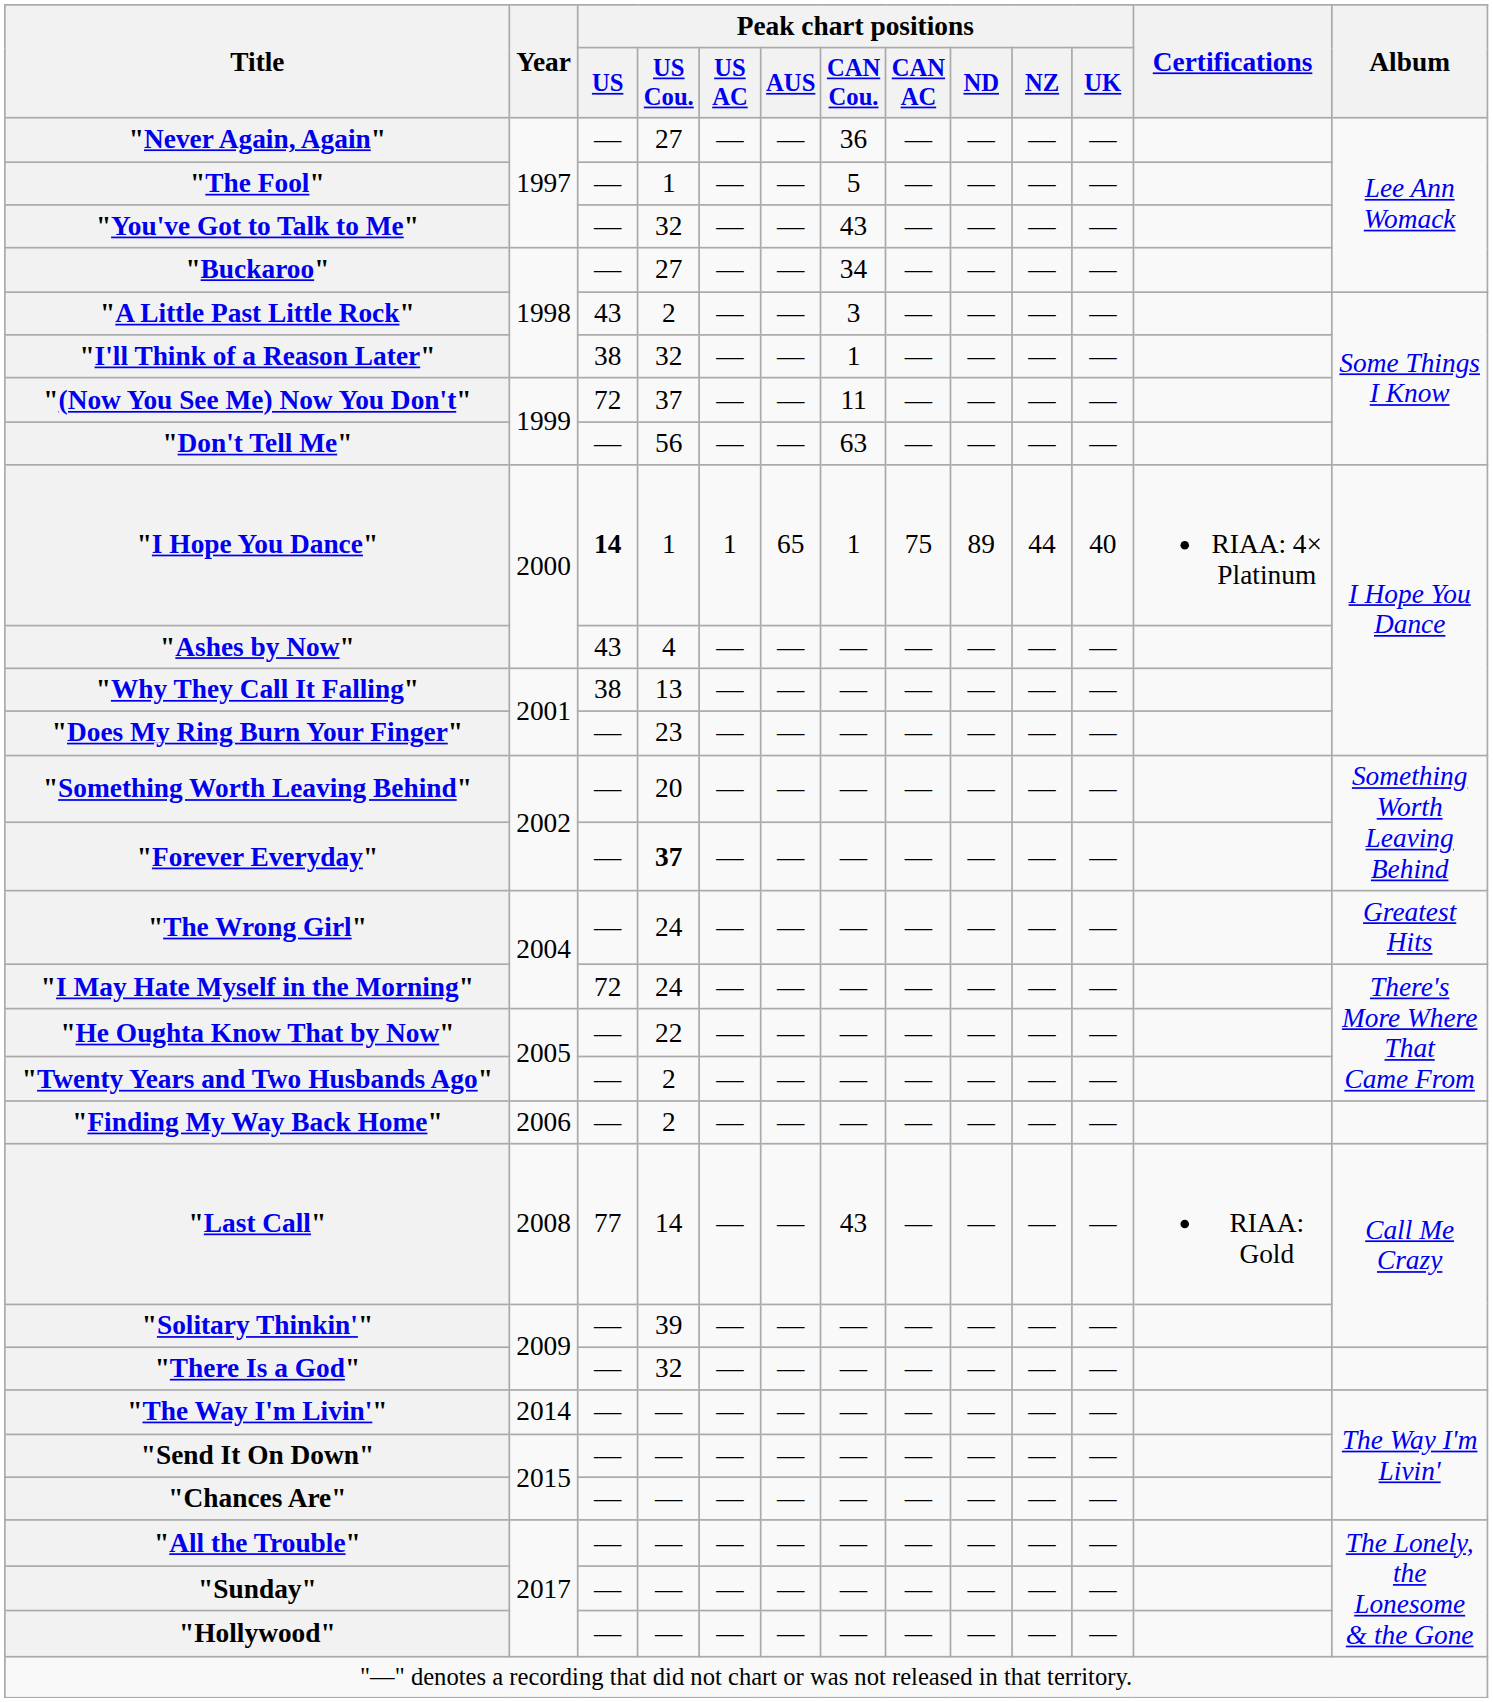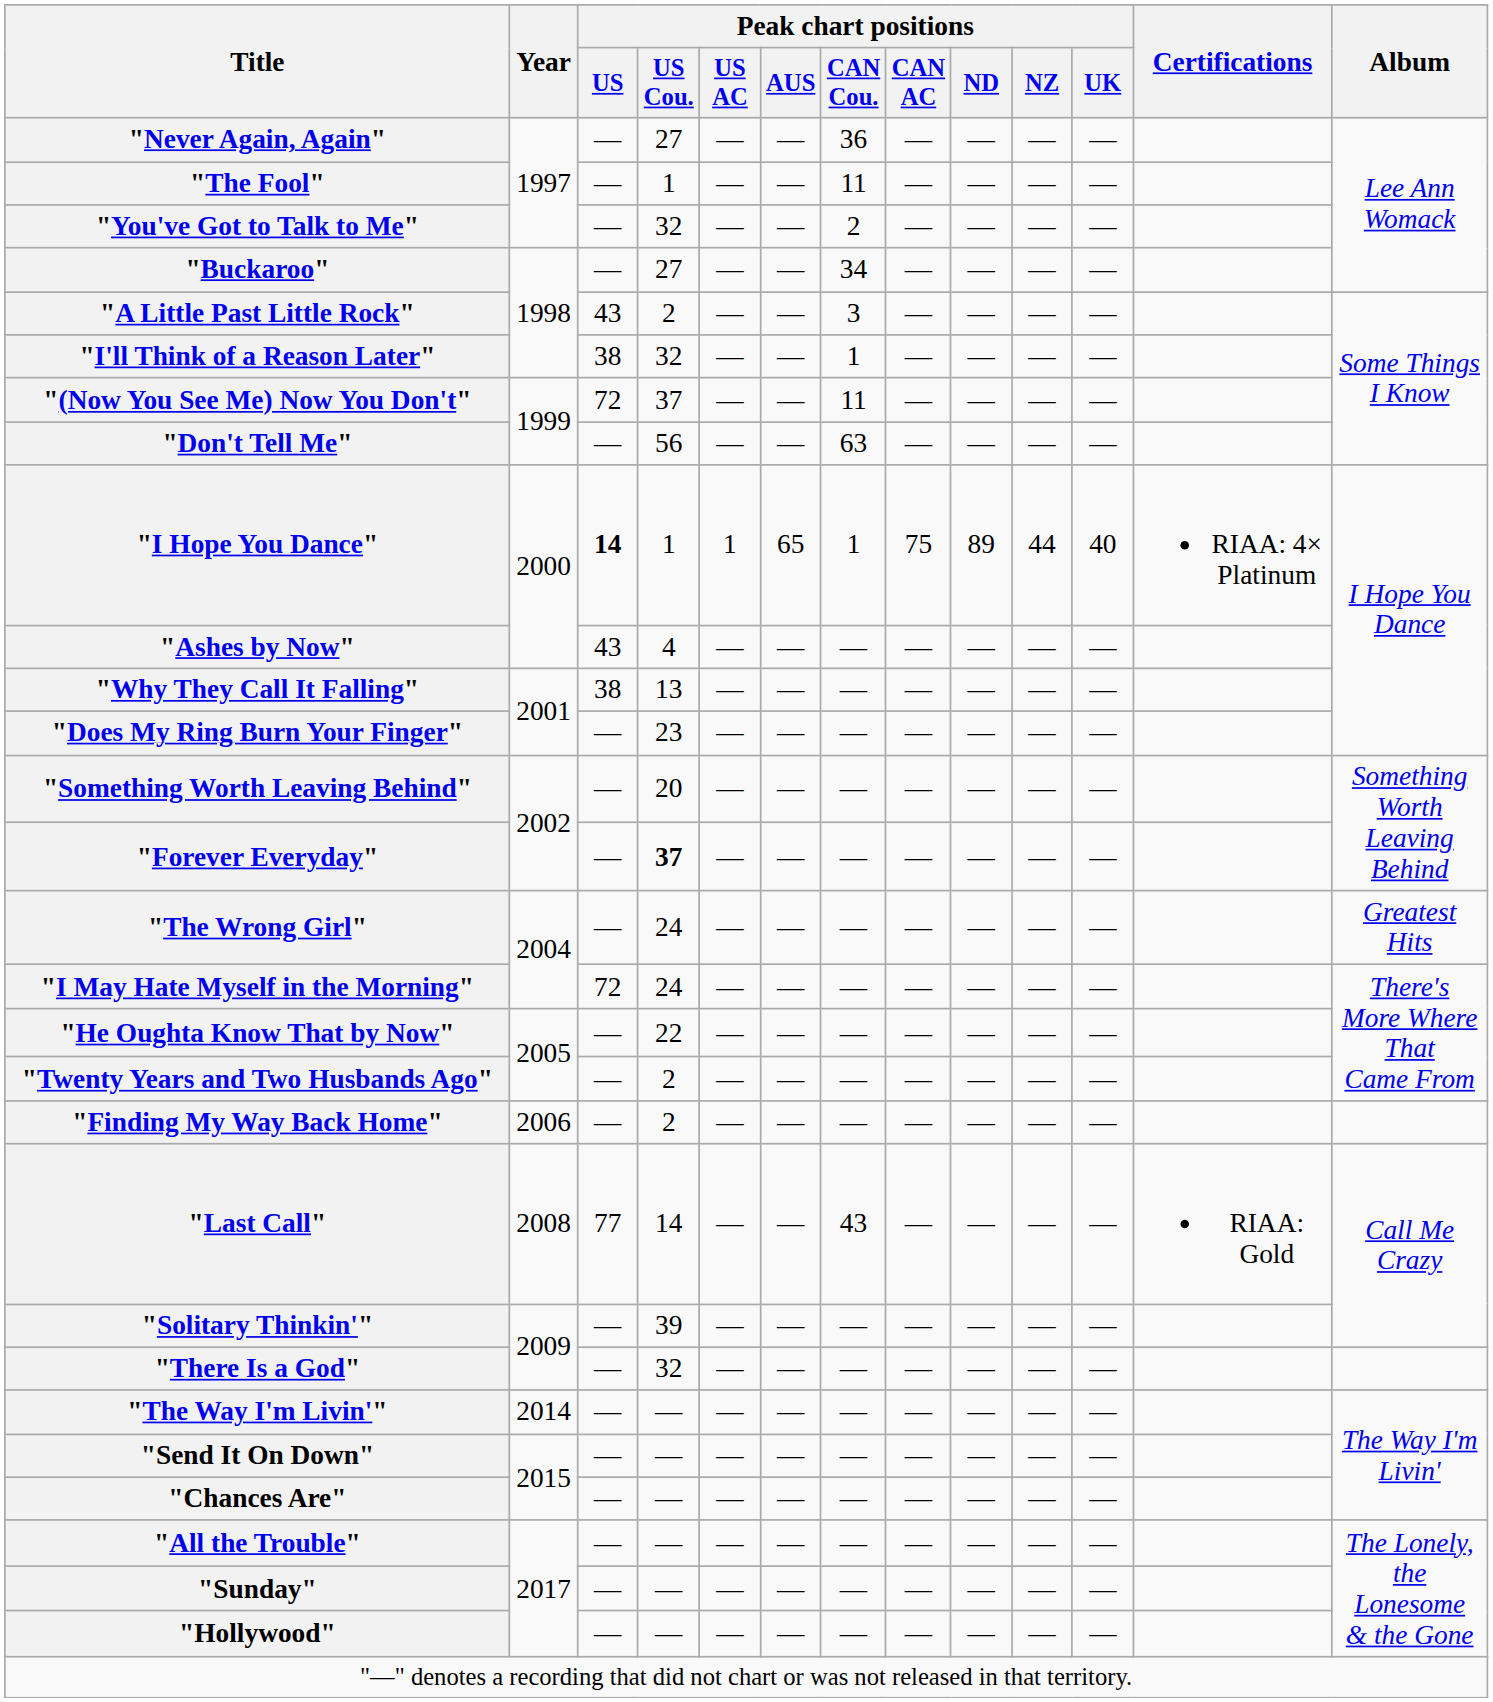(854, 182) 5 -> (854, 182) 11
(854, 226) 43 -> (854, 226) 2
